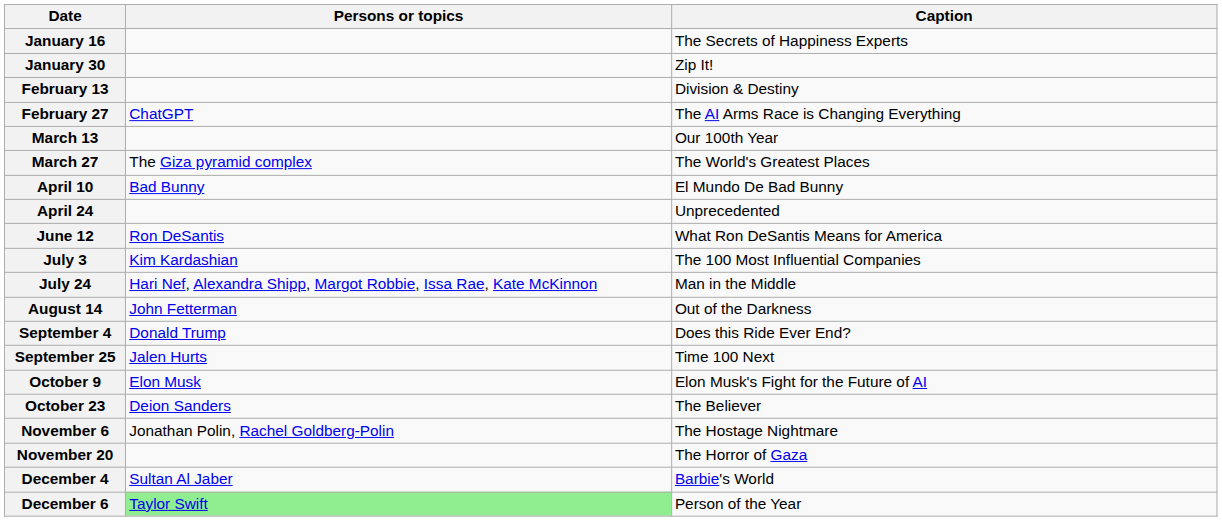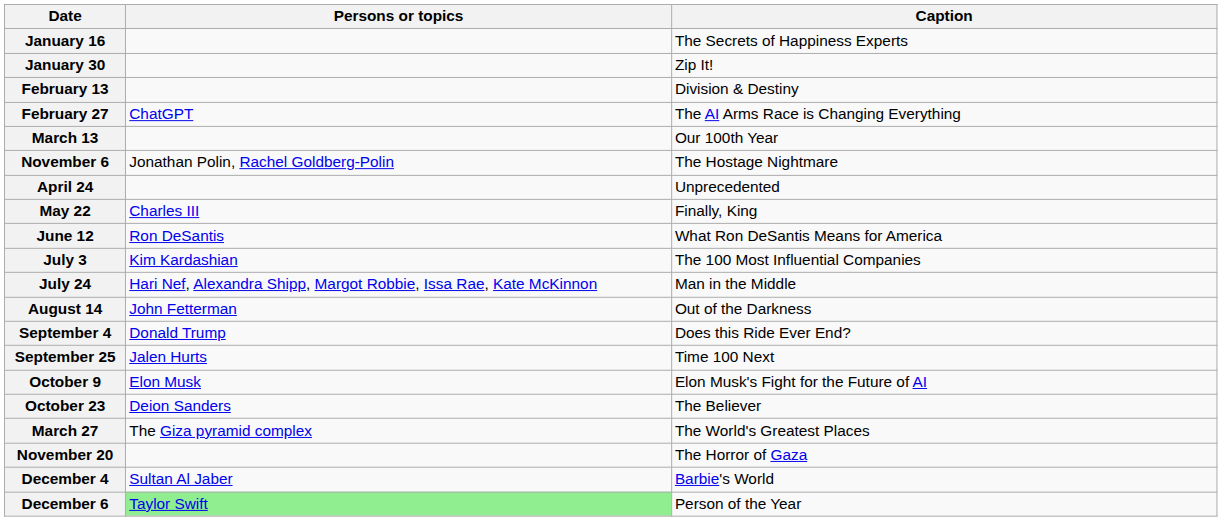rows swapped: (65, 162) <-> (65, 430)
- row: (65, 187)
+ row: (65, 211)
